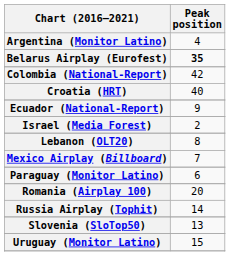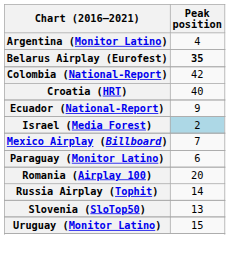(197, 125) no background -> (197, 125) lightblue background
- row: (87, 142)
